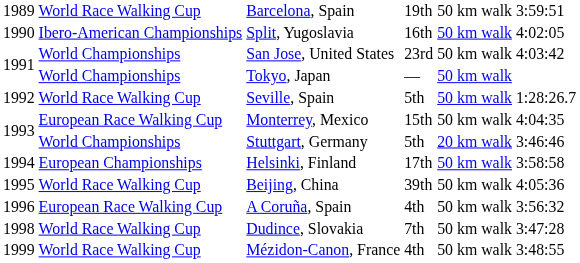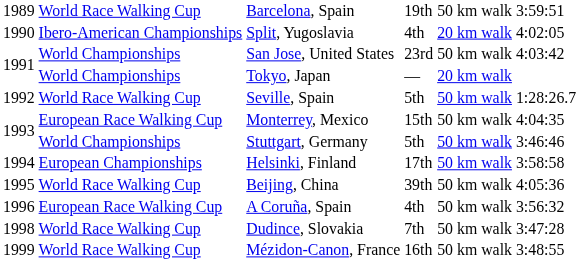(418, 32) 16th -> (414, 32) 4th
(475, 32) 50 km walk -> (475, 32) 20 km walk
(475, 76) 50 km walk -> (475, 76) 20 km walk
(475, 141) 20 km walk -> (475, 141) 50 km walk
(414, 250) 4th -> (418, 250) 16th
